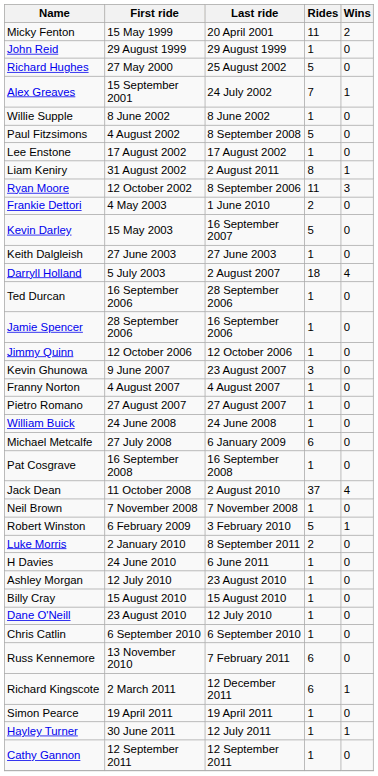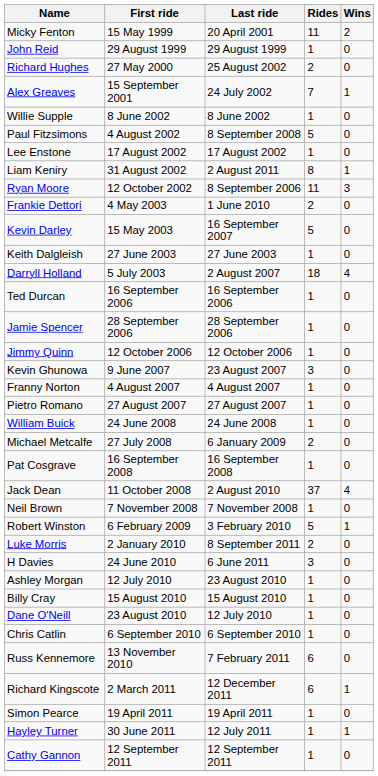(311, 68) 5 -> (311, 68) 2
(243, 297) 28 September 2006 -> (243, 297) 16 September 2006
(243, 328) 16 September 2006 -> (243, 328) 28 September 2006
(311, 442) 6 -> (311, 442) 2
(311, 562) 1 -> (311, 562) 3
